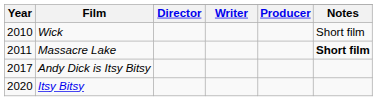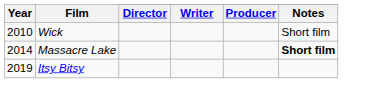(19, 50) 2011 -> (20, 50) 2014
- row: (94, 68)
(20, 86) 2020 -> (20, 68) 2019
